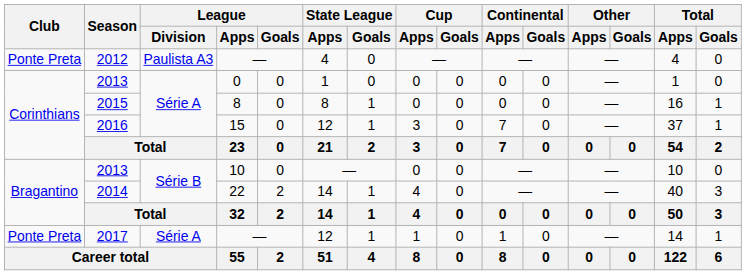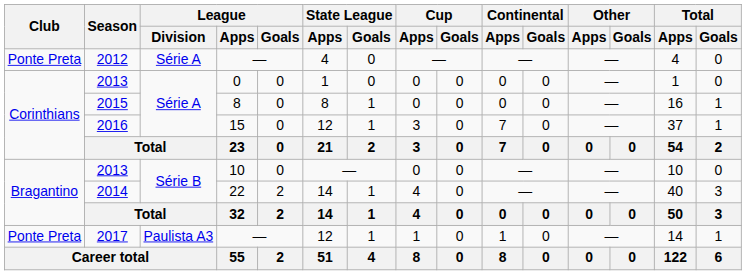(178, 59) Paulista A3 -> (178, 59) Série A
(178, 236) Série A -> (178, 236) Paulista A3
